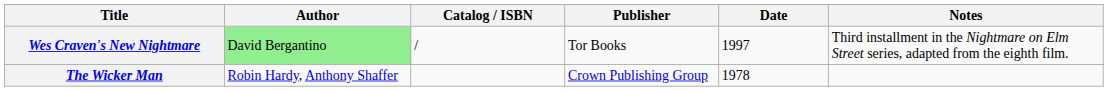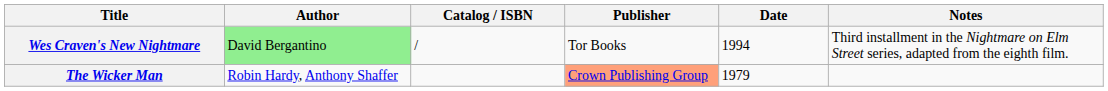(736, 45) 1997 -> (736, 45) 1994
(638, 75) no background -> (638, 75) lightsalmon background
(736, 75) 1978 -> (736, 75) 1979
